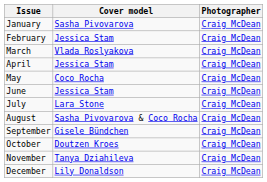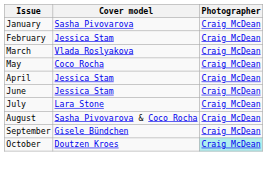rows swapped: (19, 64) <-> (14, 78)
(231, 144) no background -> (231, 144) paleturquoise background
- row: (26, 158)
- row: (26, 171)
